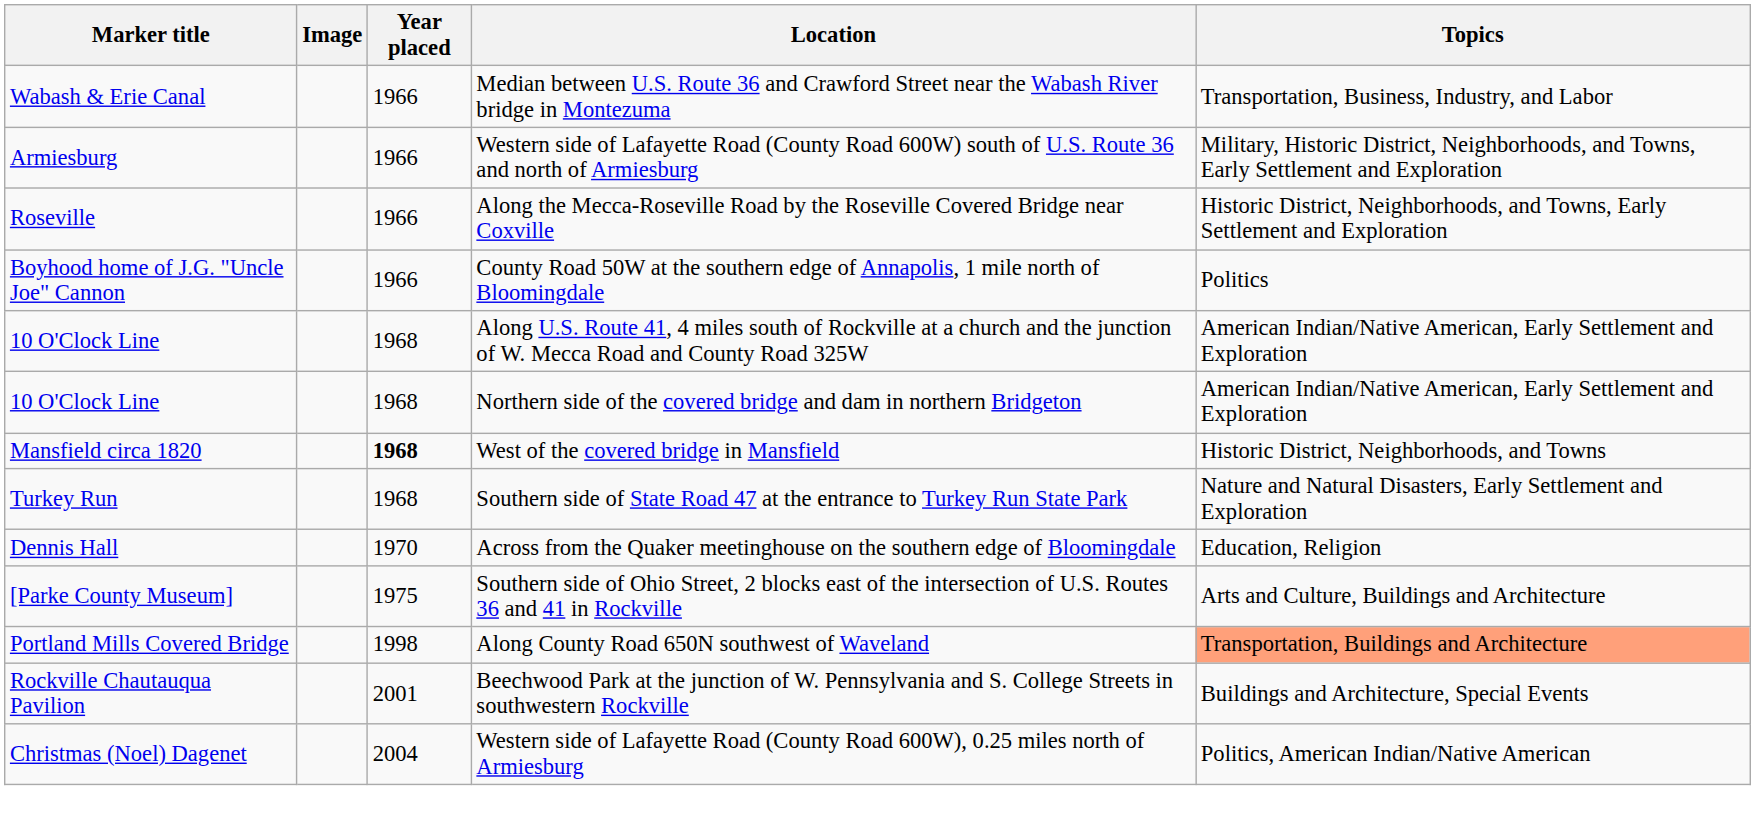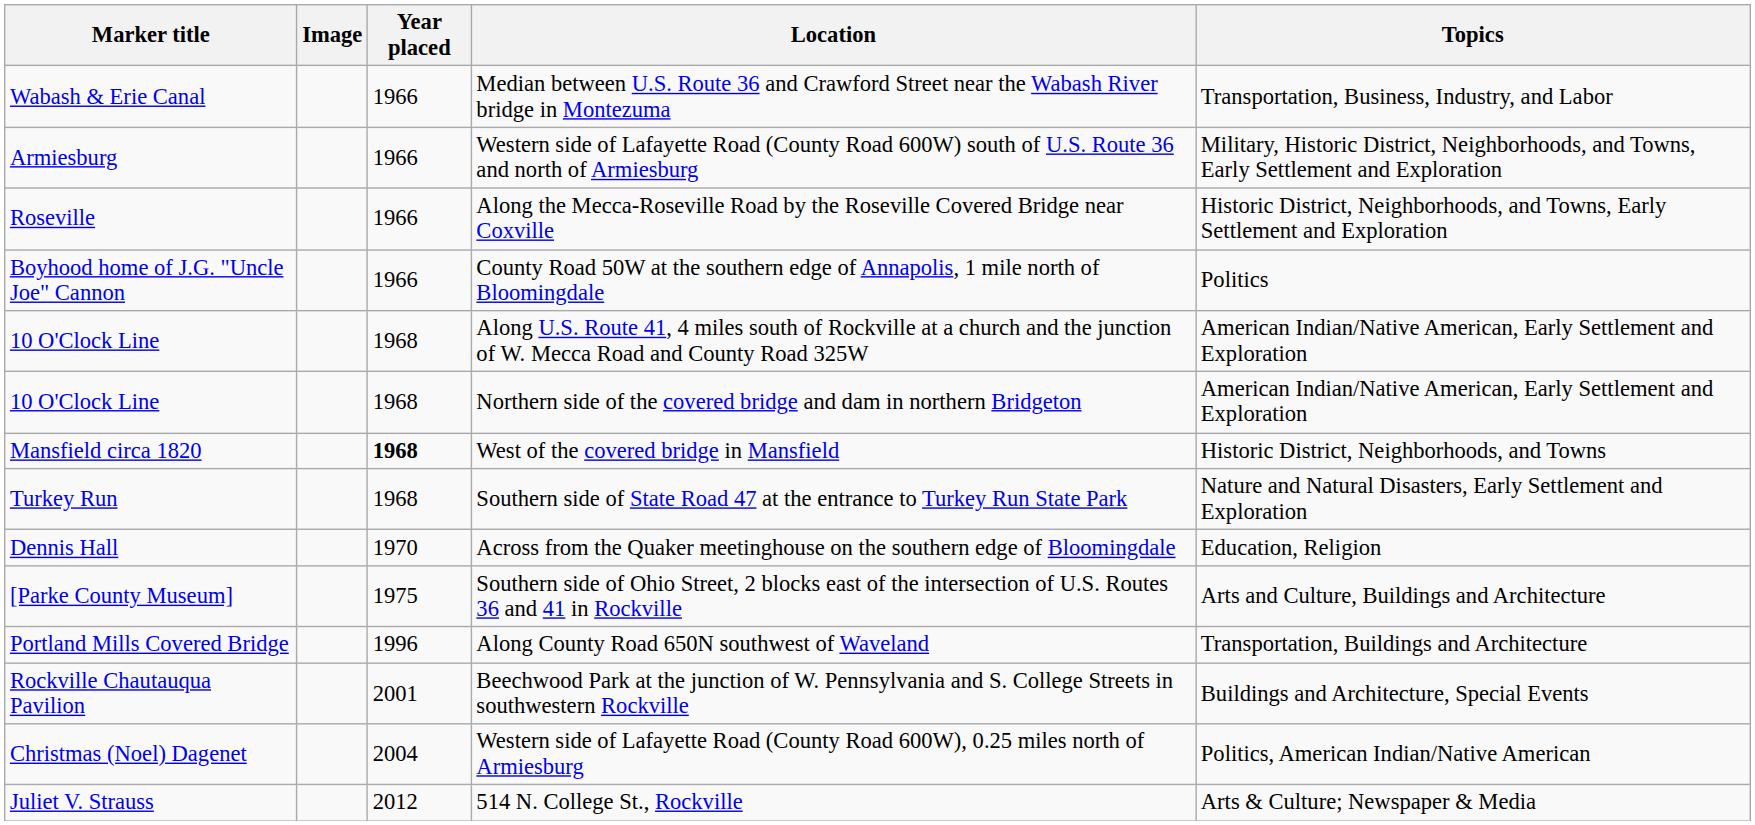(395, 644) 1998 -> (395, 644) 1996
(1394, 644) lightsalmon background -> (1394, 644) no background
+ row: (610, 802)
